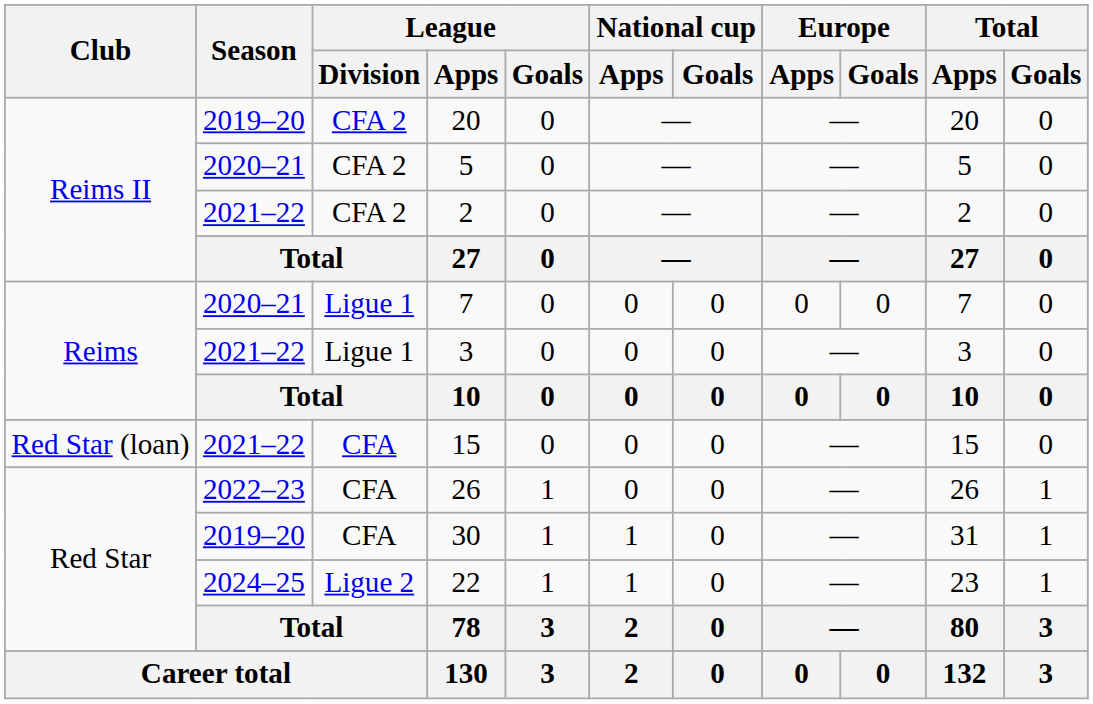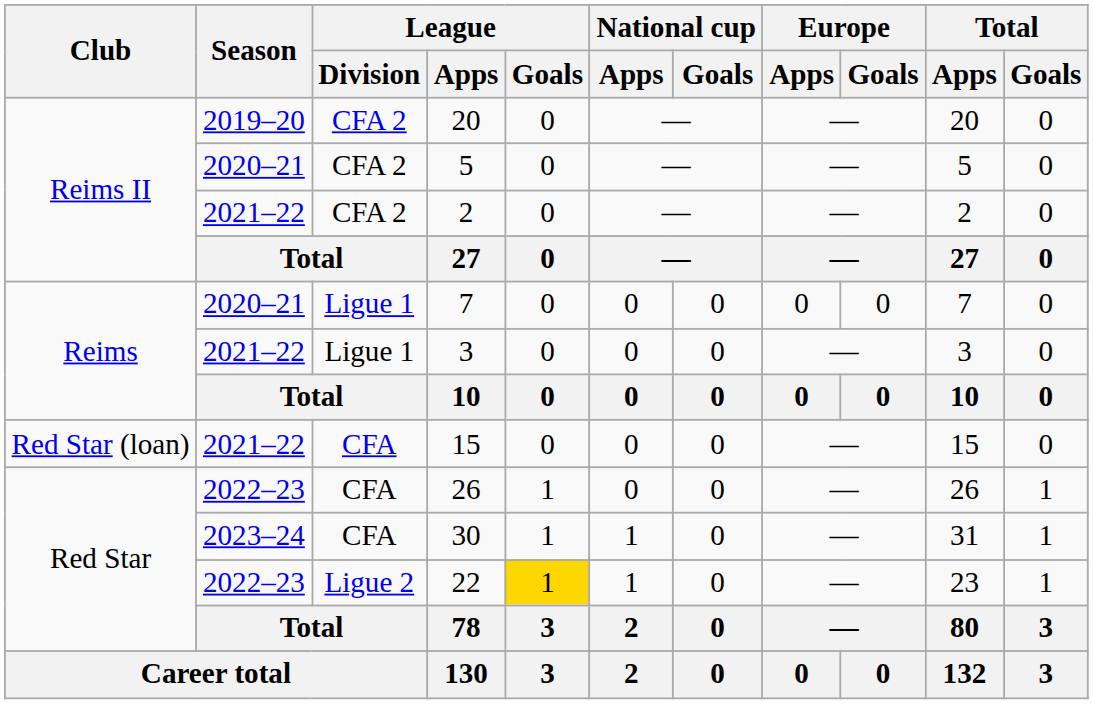(254, 535) 2019–20 -> (254, 535) 2023–24
(254, 581) 2024–25 -> (254, 581) 2022–23
(547, 581) no background -> (547, 581) gold background
